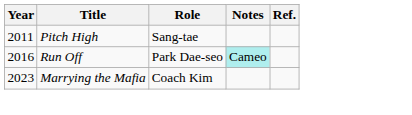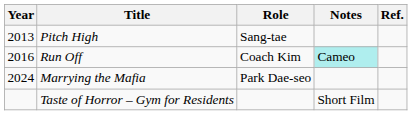(21, 36) 2011 -> (21, 36) 2013
(187, 57) Park Dae-seo -> (271, 57) Coach Kim
(21, 78) 2023 -> (21, 78) 2024
(182, 78) Coach Kim -> (276, 78) Park Dae-seo
+ row: (137, 99)
